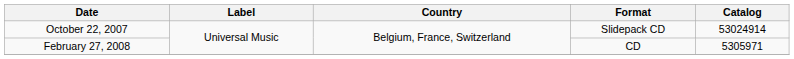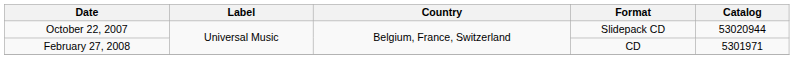(742, 29) 53024914 -> (742, 29) 53020944
(742, 46) 5305971 -> (742, 46) 5301971
